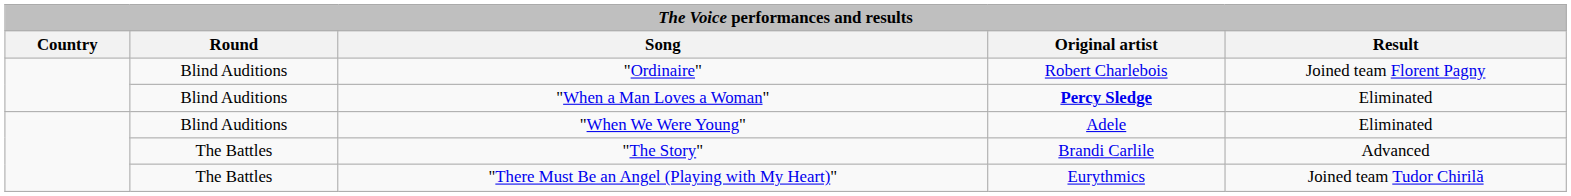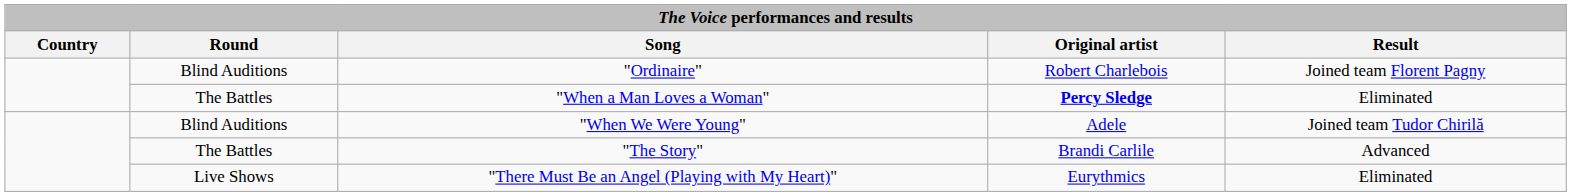(234, 97) Blind Auditions -> (234, 97) The Battles
(1396, 124) Eliminated -> (1396, 124) Joined team Tudor Chirilă
(234, 177) The Battles -> (234, 177) Live Shows
(1396, 177) Joined team Tudor Chirilă -> (1396, 177) Eliminated
